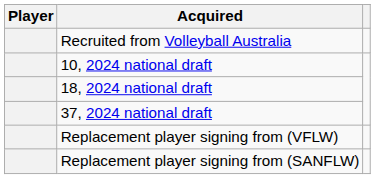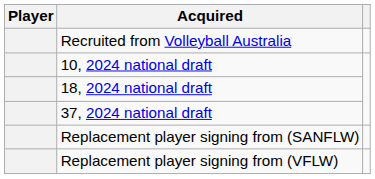rows swapped: (210, 161) <-> (199, 137)
